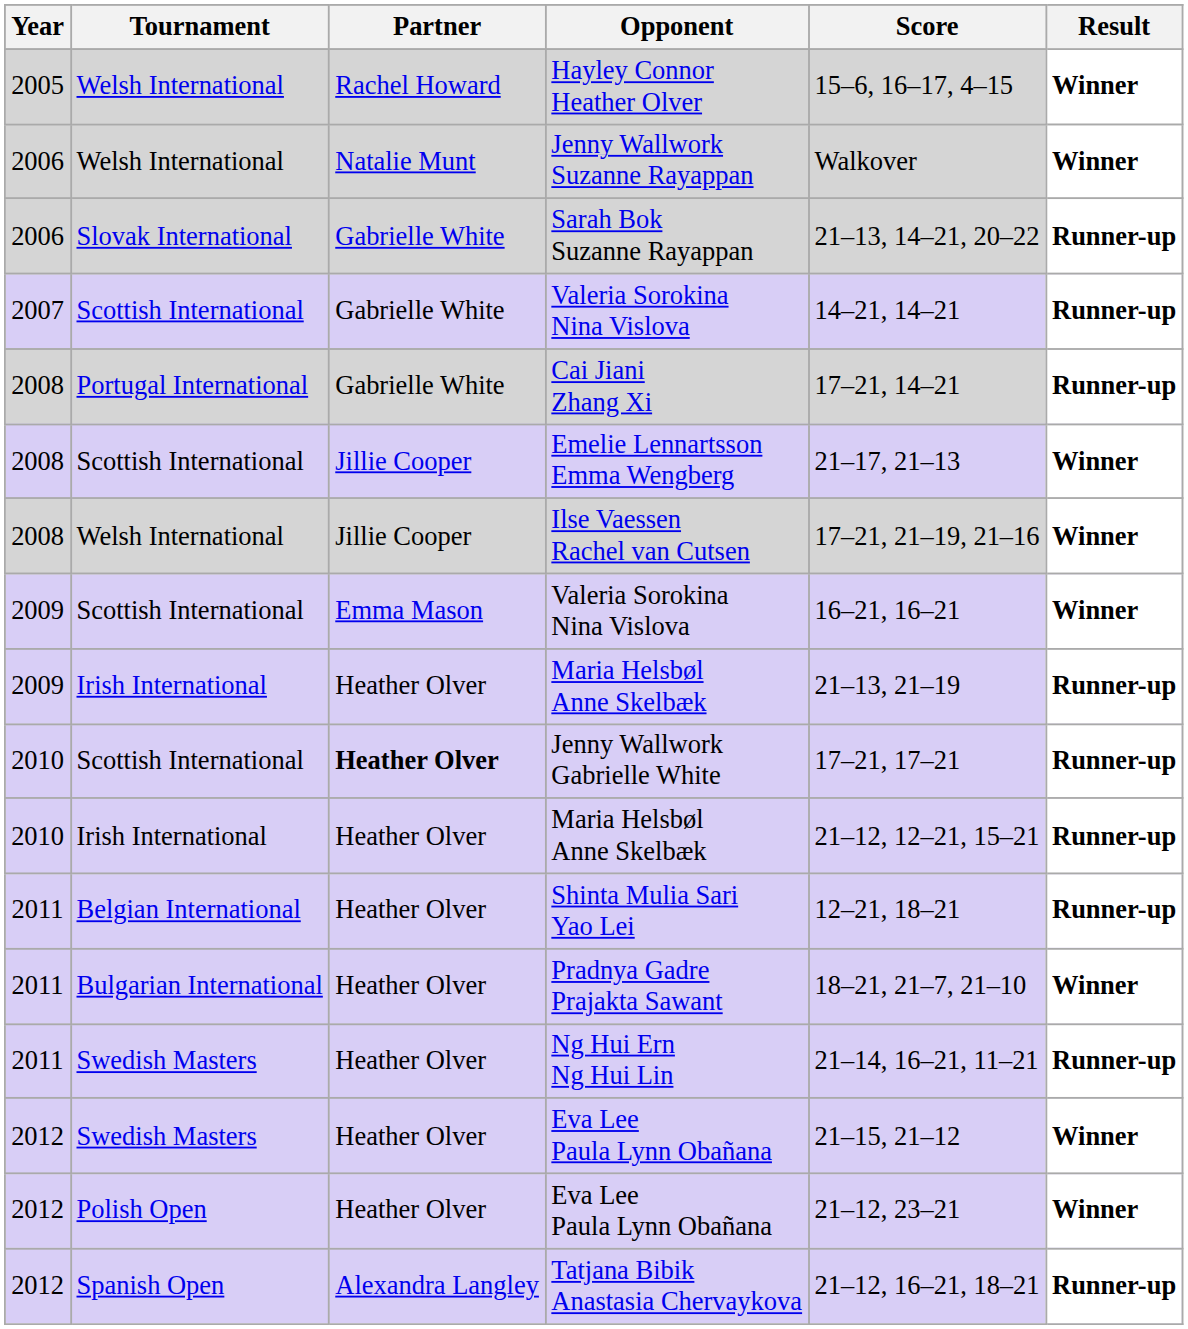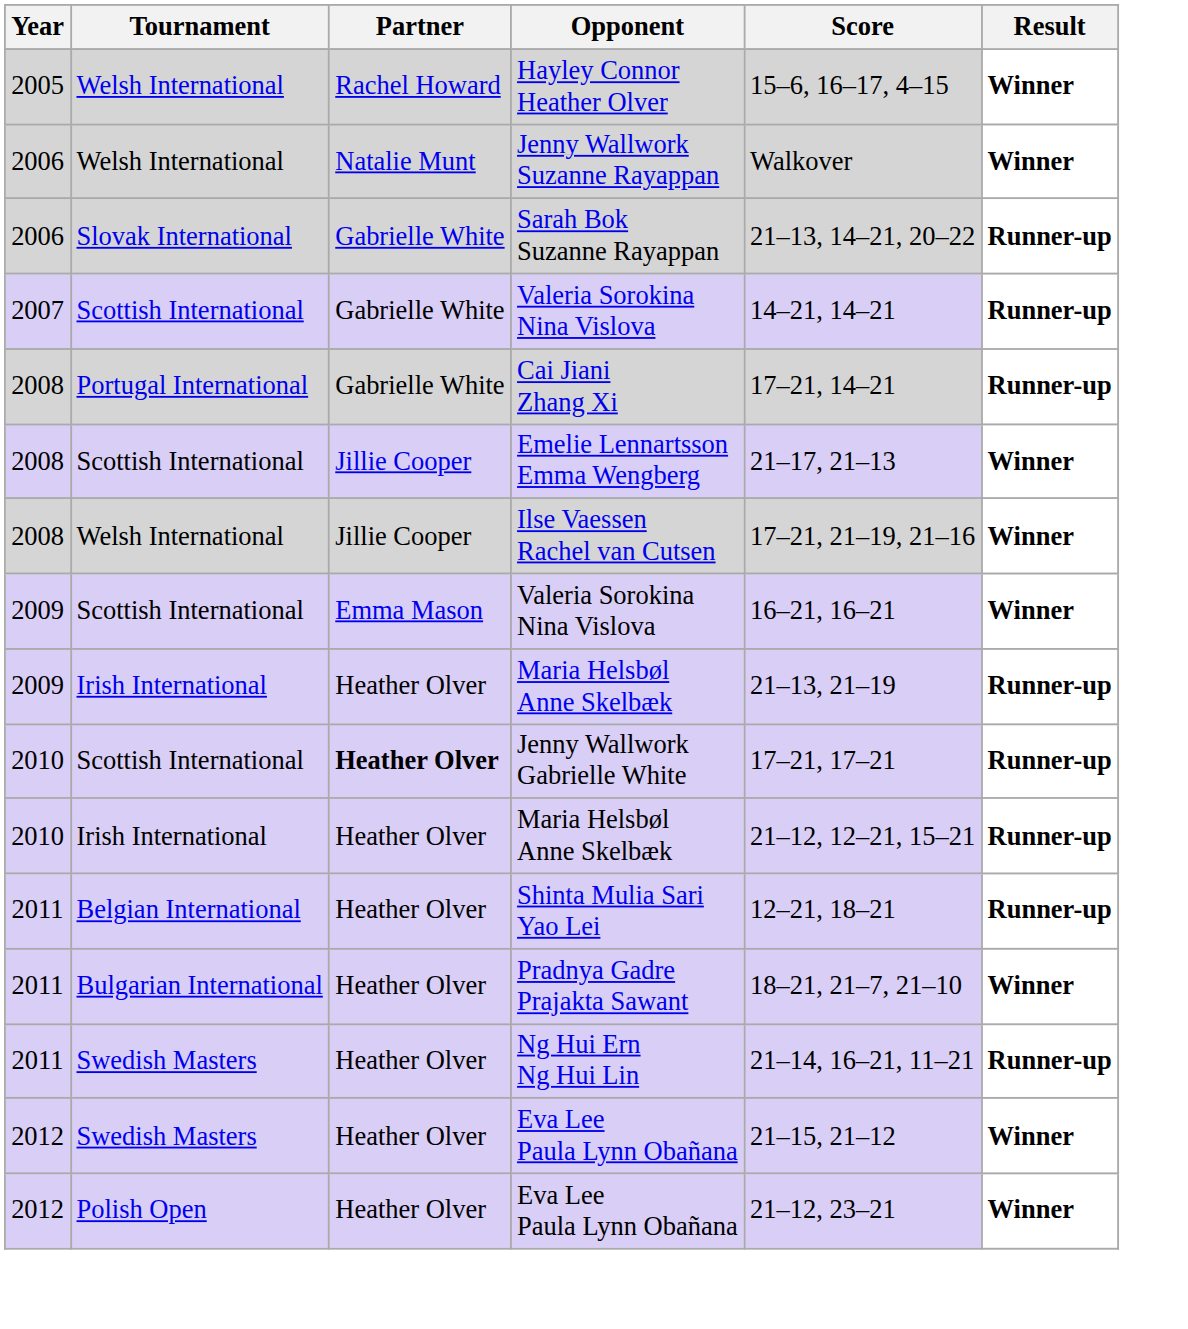- row: (38, 1285)
